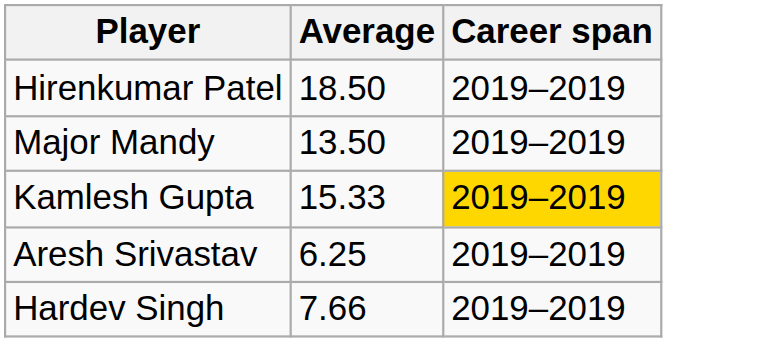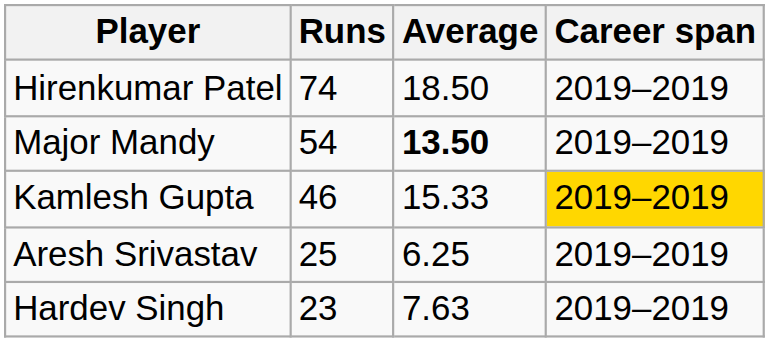+ column: (342, 32)
(342, 142) normal -> (446, 142) bold
(333, 308) 7.66 -> (436, 308) 7.63
